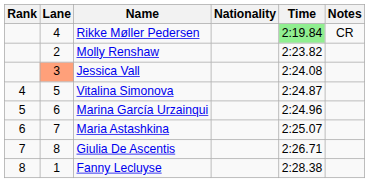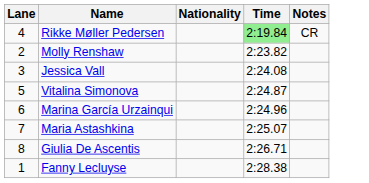- column: (22, 14)
(57, 71) lightsalmon background -> (21, 71) no background
